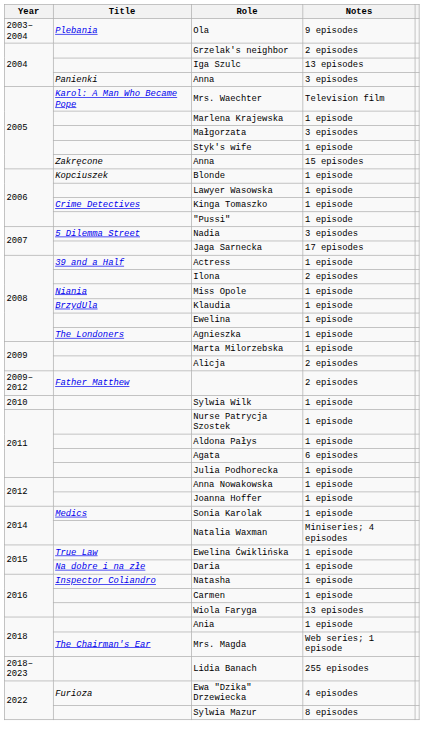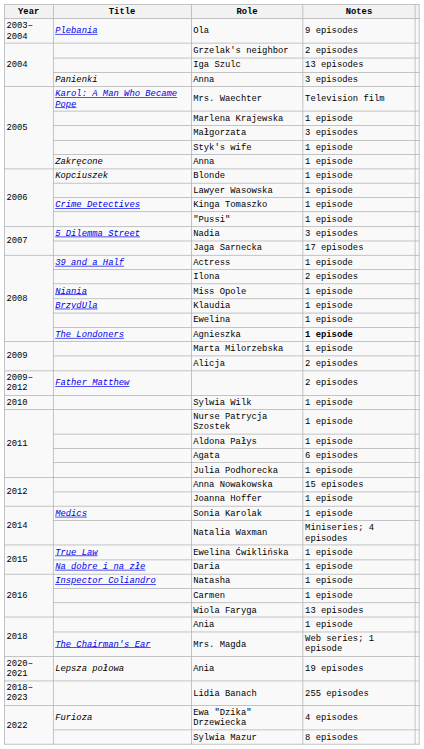(334, 162) 15 episodes -> (329, 162) 1 episode
(329, 335) normal -> (329, 335) bold
(329, 485) 1 episode -> (334, 485) 15 episodes
+ row: (90, 669)
